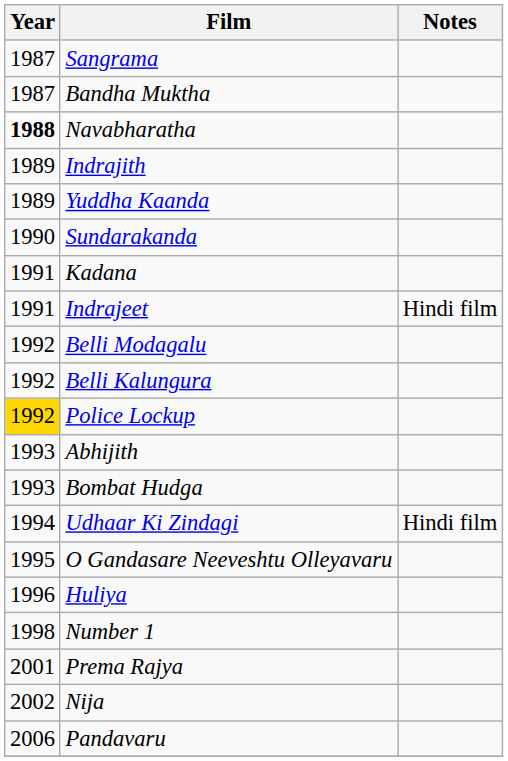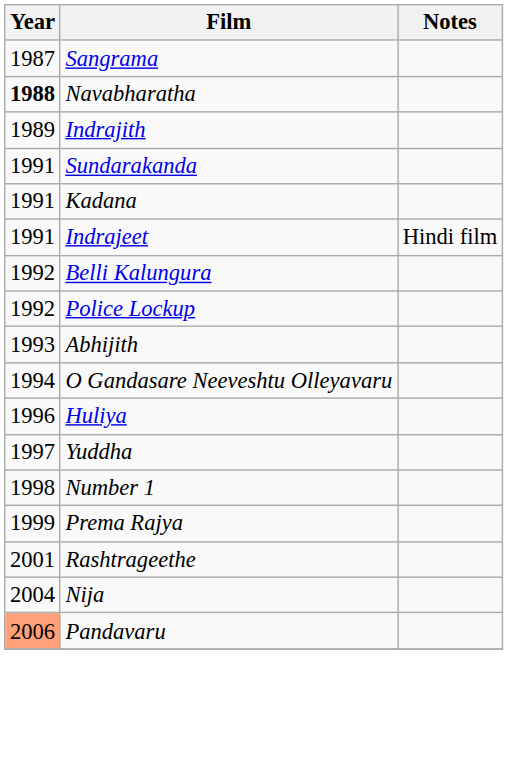- row: (138, 93)
- row: (137, 201)
(32, 237) 1990 -> (32, 165) 1991
- row: (136, 344)
(32, 415) gold background -> (32, 308) no background
- row: (134, 487)
- row: (152, 523)
(32, 559) 1995 -> (32, 380) 1994
+ row: (99, 451)
(32, 666) 2001 -> (32, 523) 1999
+ row: (131, 559)
(32, 702) 2002 -> (32, 594) 2004
(32, 737) no background -> (32, 630) lightsalmon background
